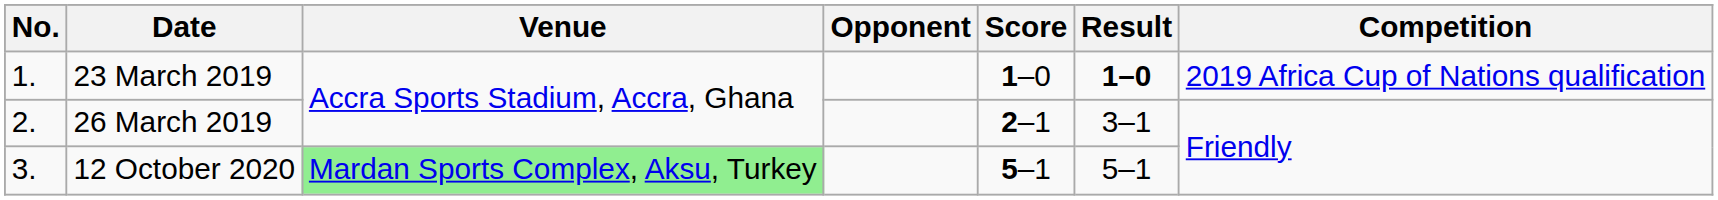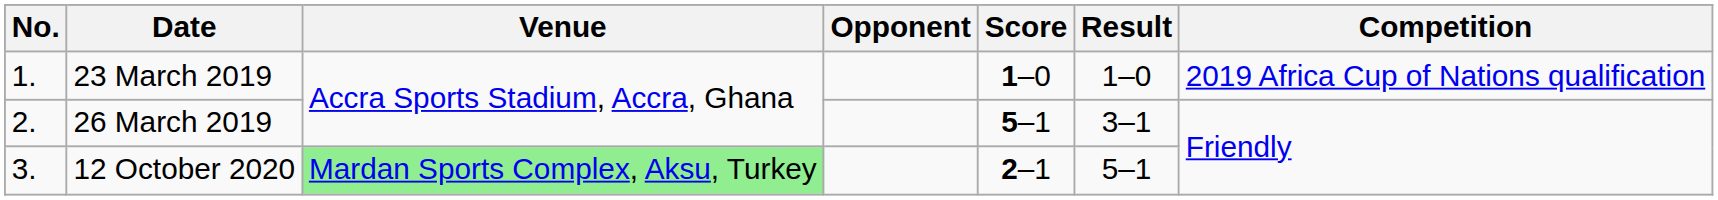(1127, 75) bold -> (1127, 75) normal
(1026, 122) 2–1 -> (1026, 122) 5–1
(1026, 169) 5–1 -> (1026, 169) 2–1
